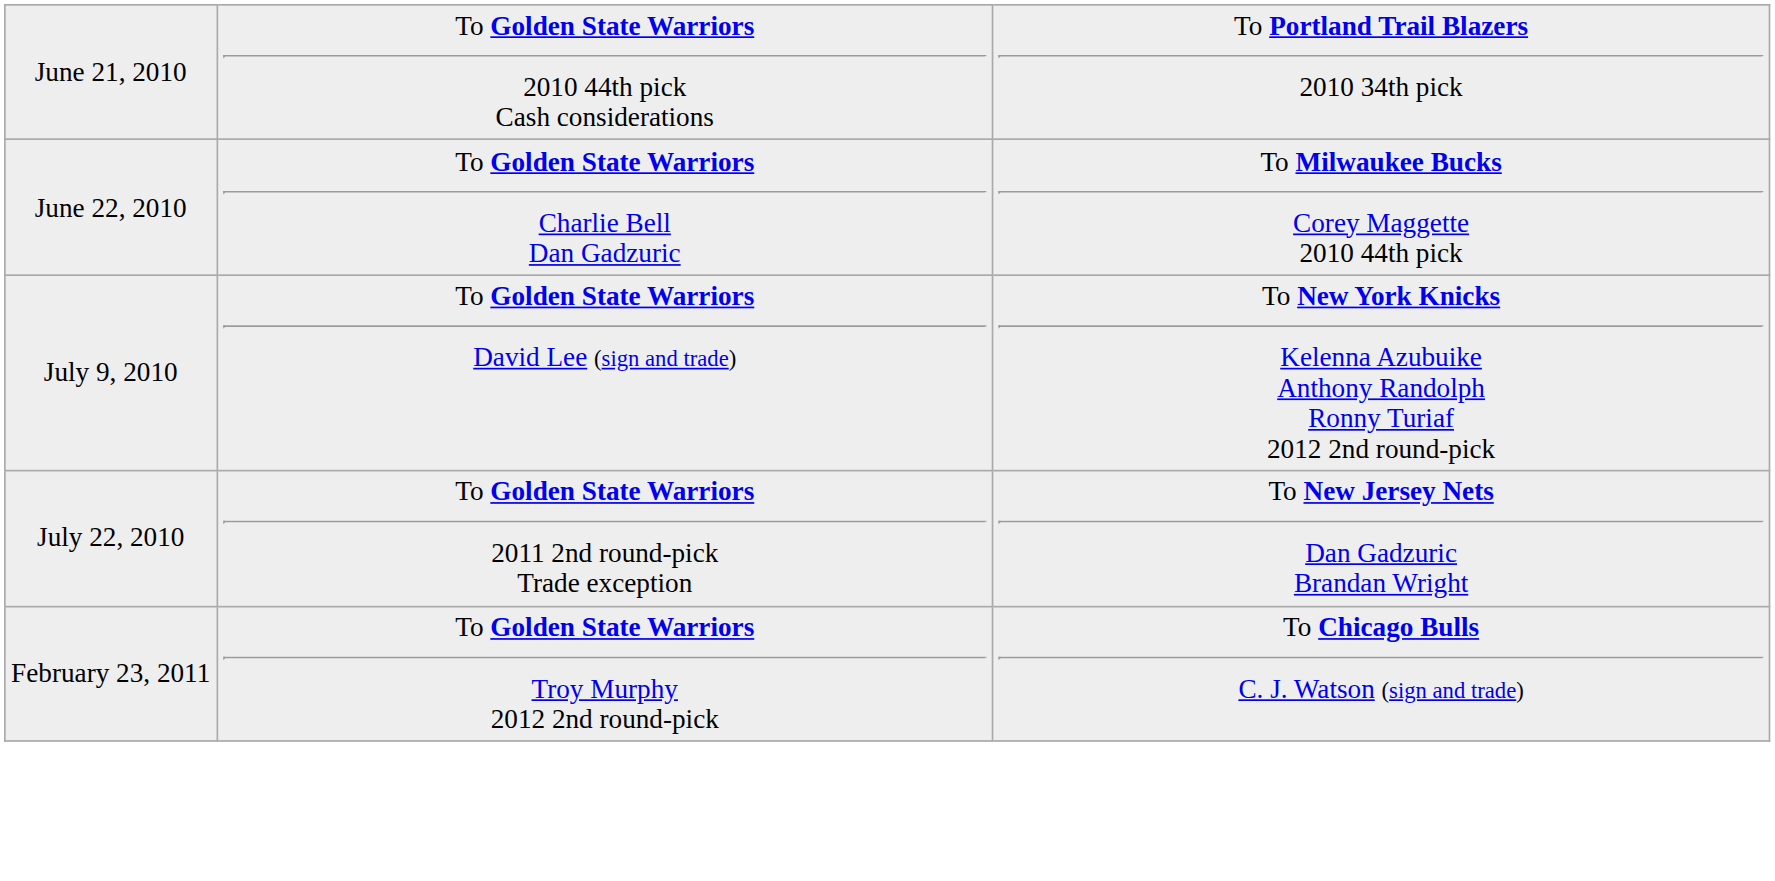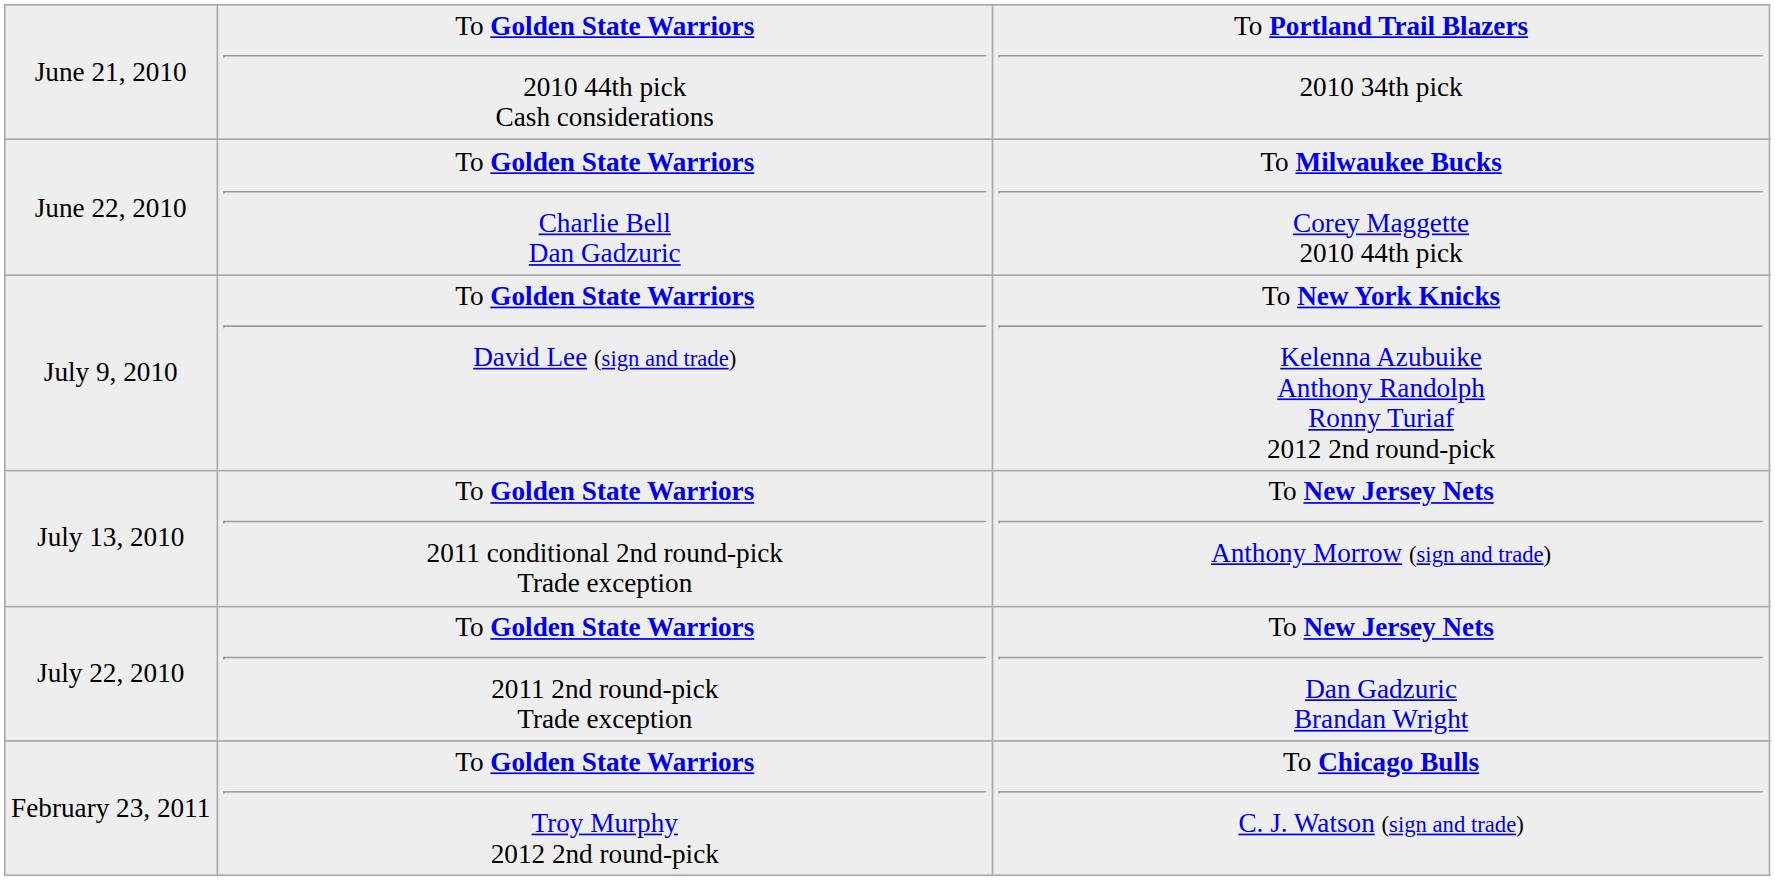+ row: (111, 537)
